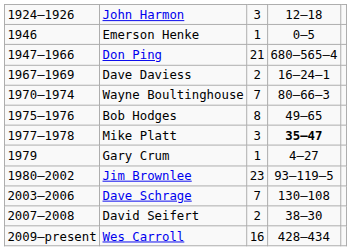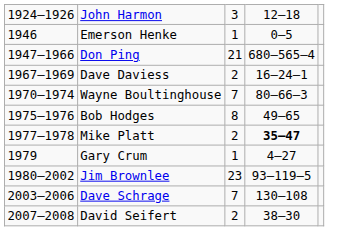(257, 135) 3 -> (235, 135) 2
- row: (143, 236)
